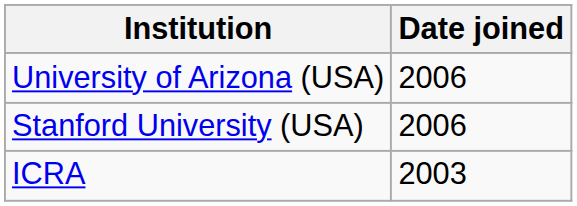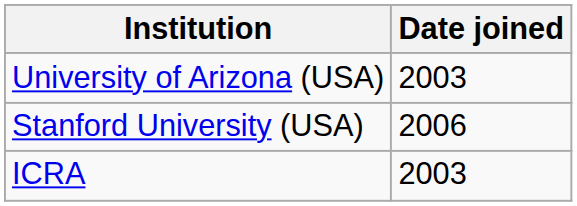(433, 77) 2006 -> (433, 77) 2003
